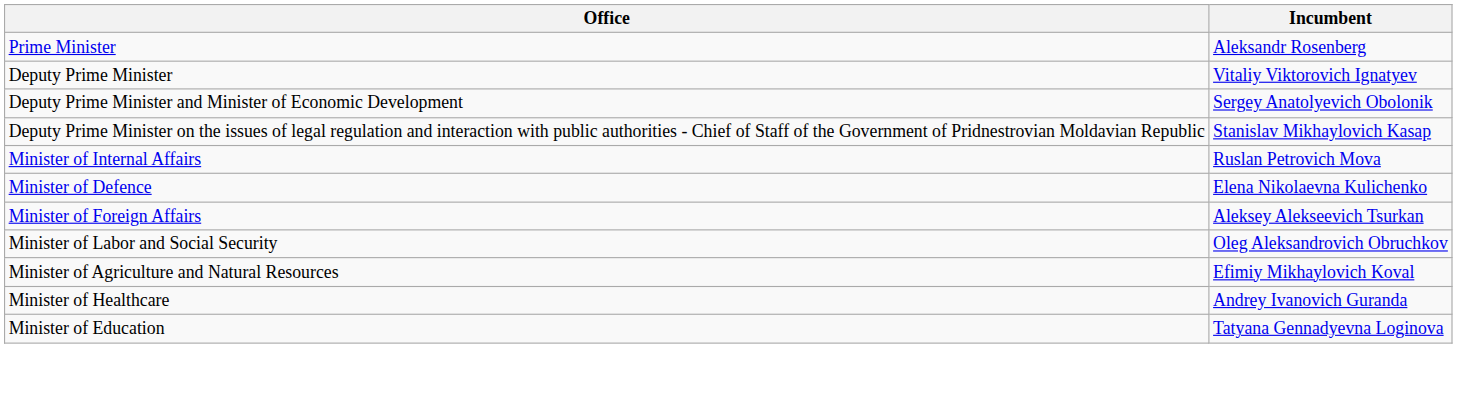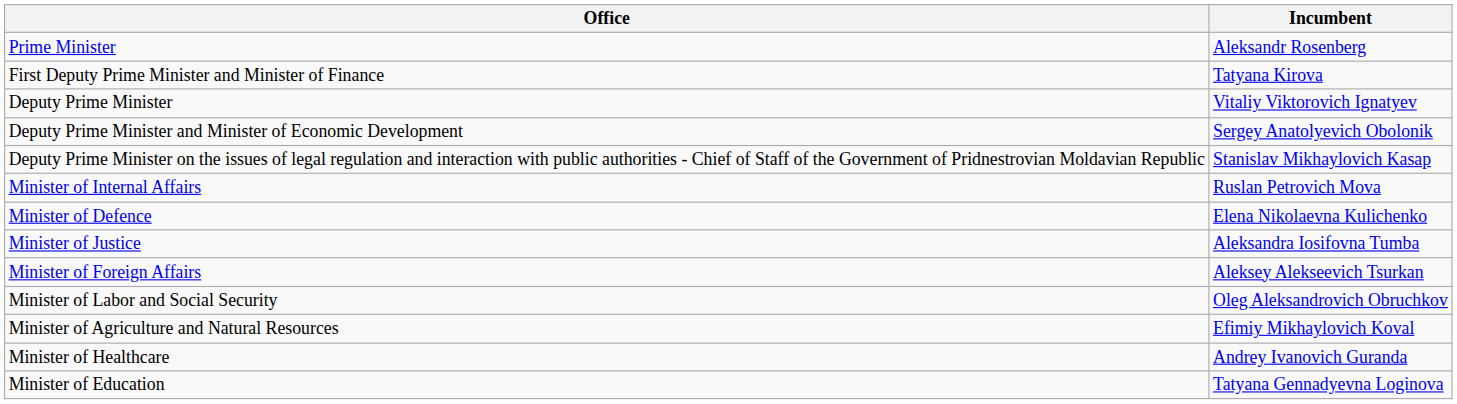+ row: (196, 74)
+ row: (75, 243)
